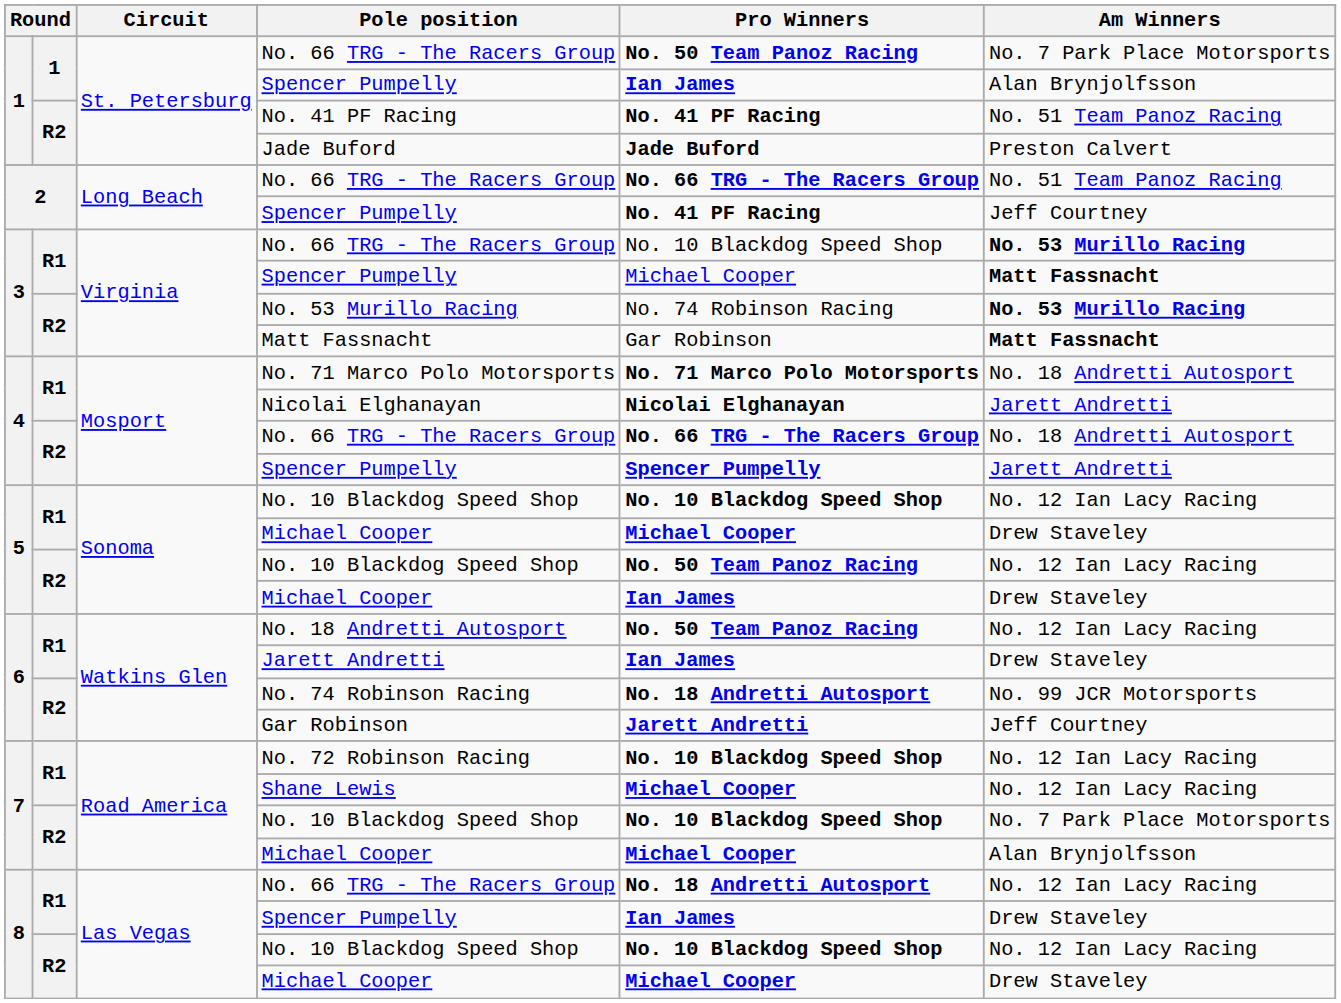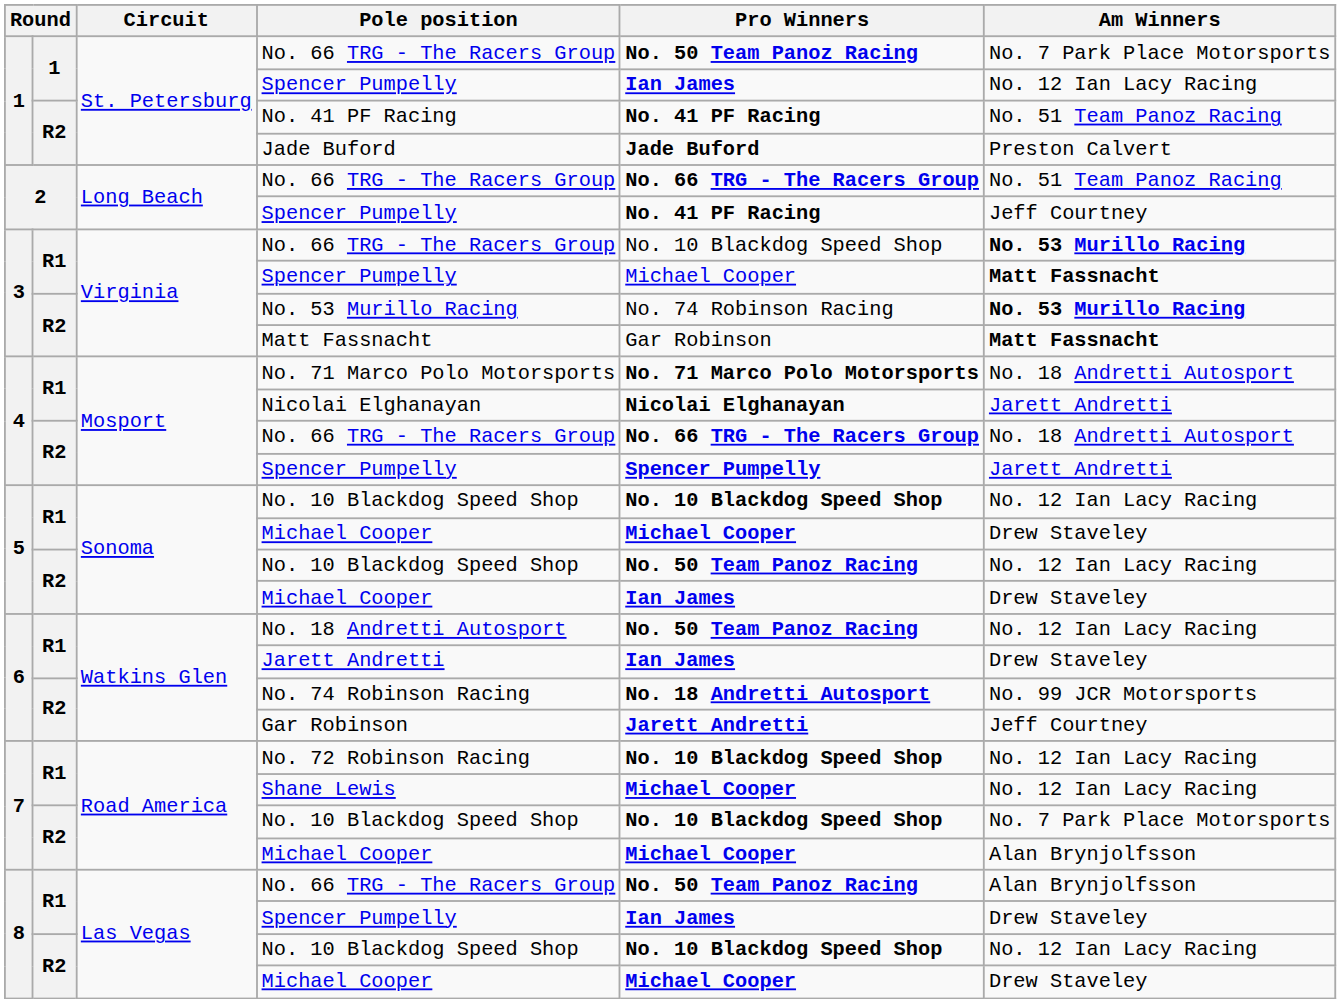(1093, 85) Alan Brynjolfsson -> (1123, 85) No. 12 Ian Lacy Racing
(778, 886) No. 18 Andretti Autosport -> (772, 886) No. 50 Team Panoz Racing
(1123, 886) No. 12 Ian Lacy Racing -> (1093, 886) Alan Brynjolfsson
